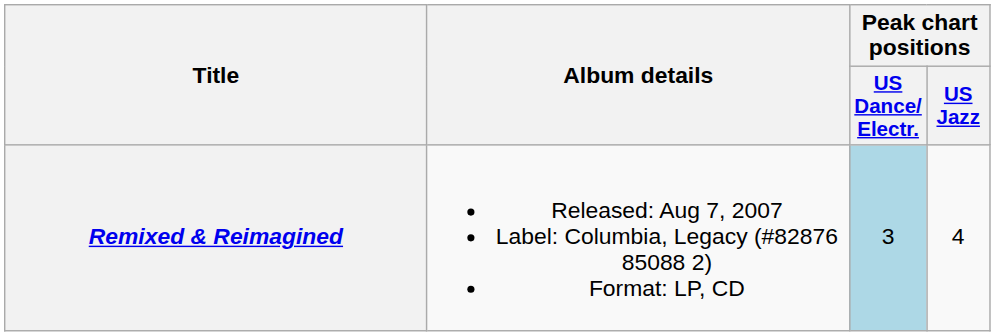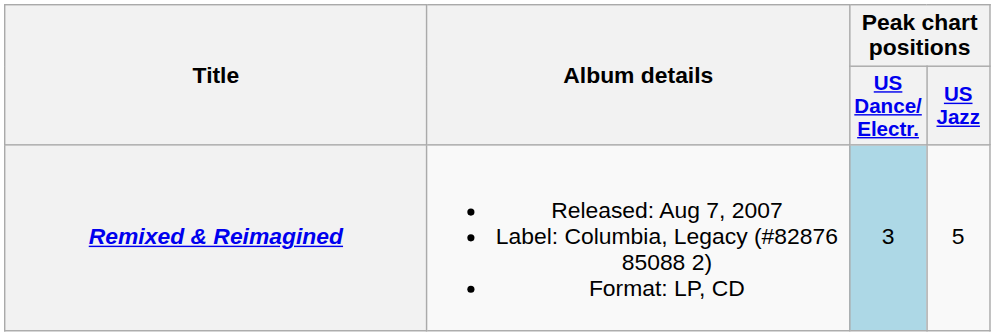(958, 237) 4 -> (958, 237) 5
